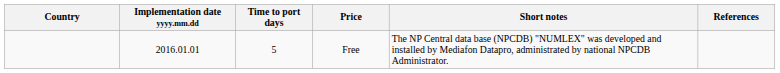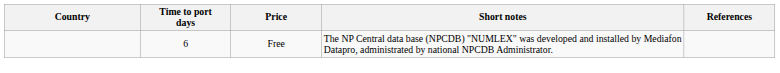- column: (178, 17)
(274, 49) 5 -> (186, 44) 6
